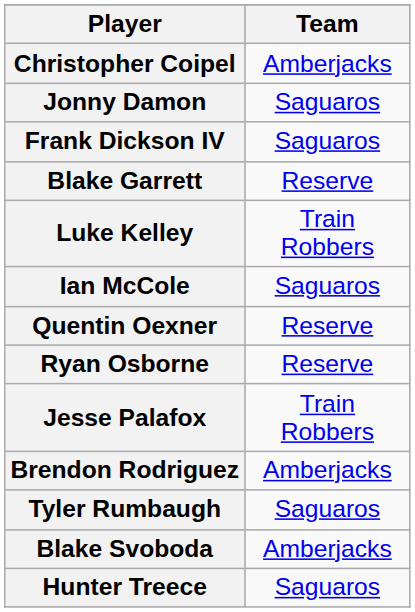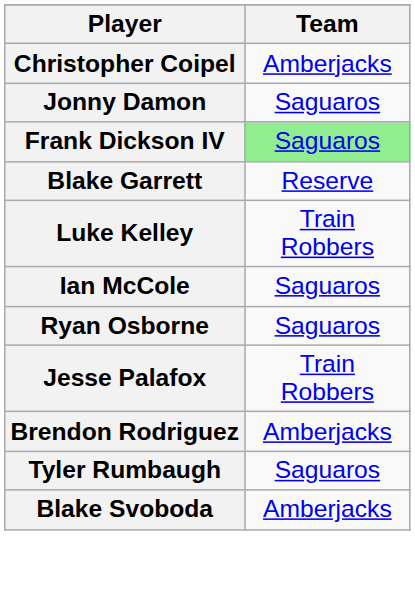(327, 141) no background -> (327, 141) lightgreen background
- row: (125, 325)
(327, 364) Reserve -> (327, 325) Saguaros
- row: (125, 587)
